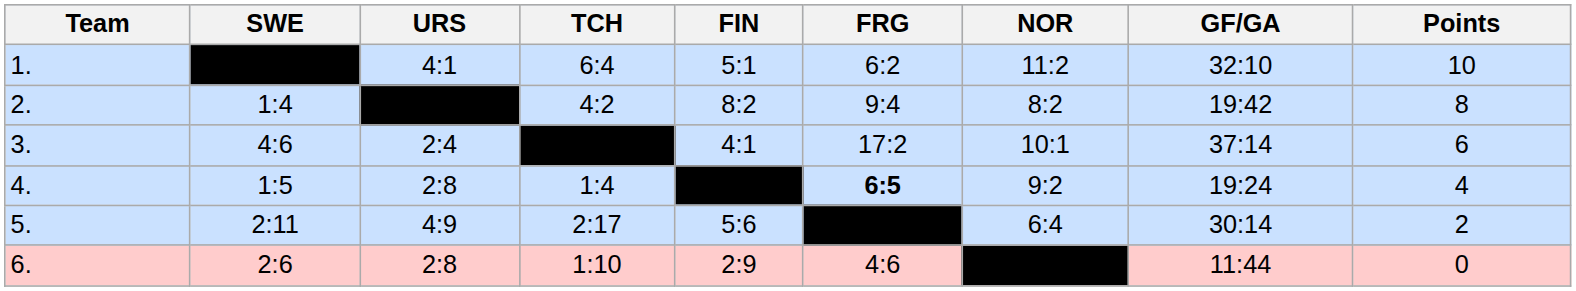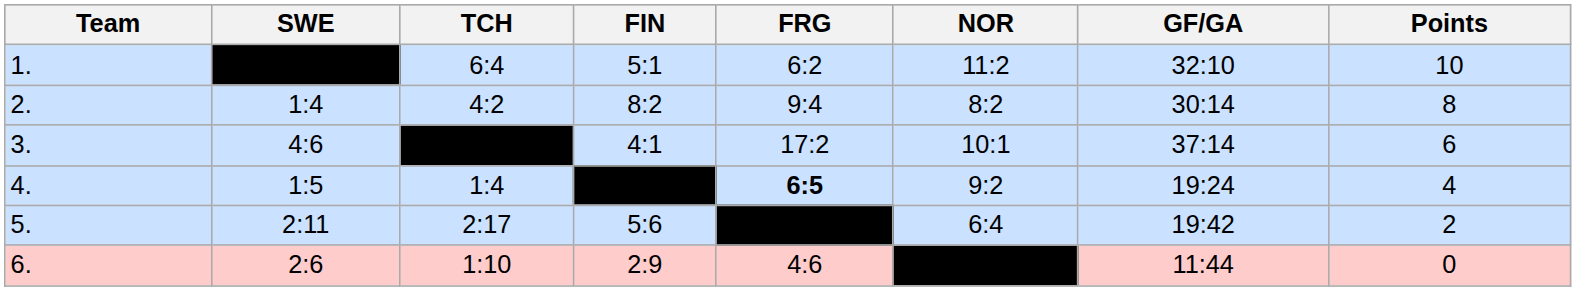- column: (440, 24)
(1241, 104) 19:42 -> (1203, 104) 30:14
(1241, 225) 30:14 -> (1203, 225) 19:42
